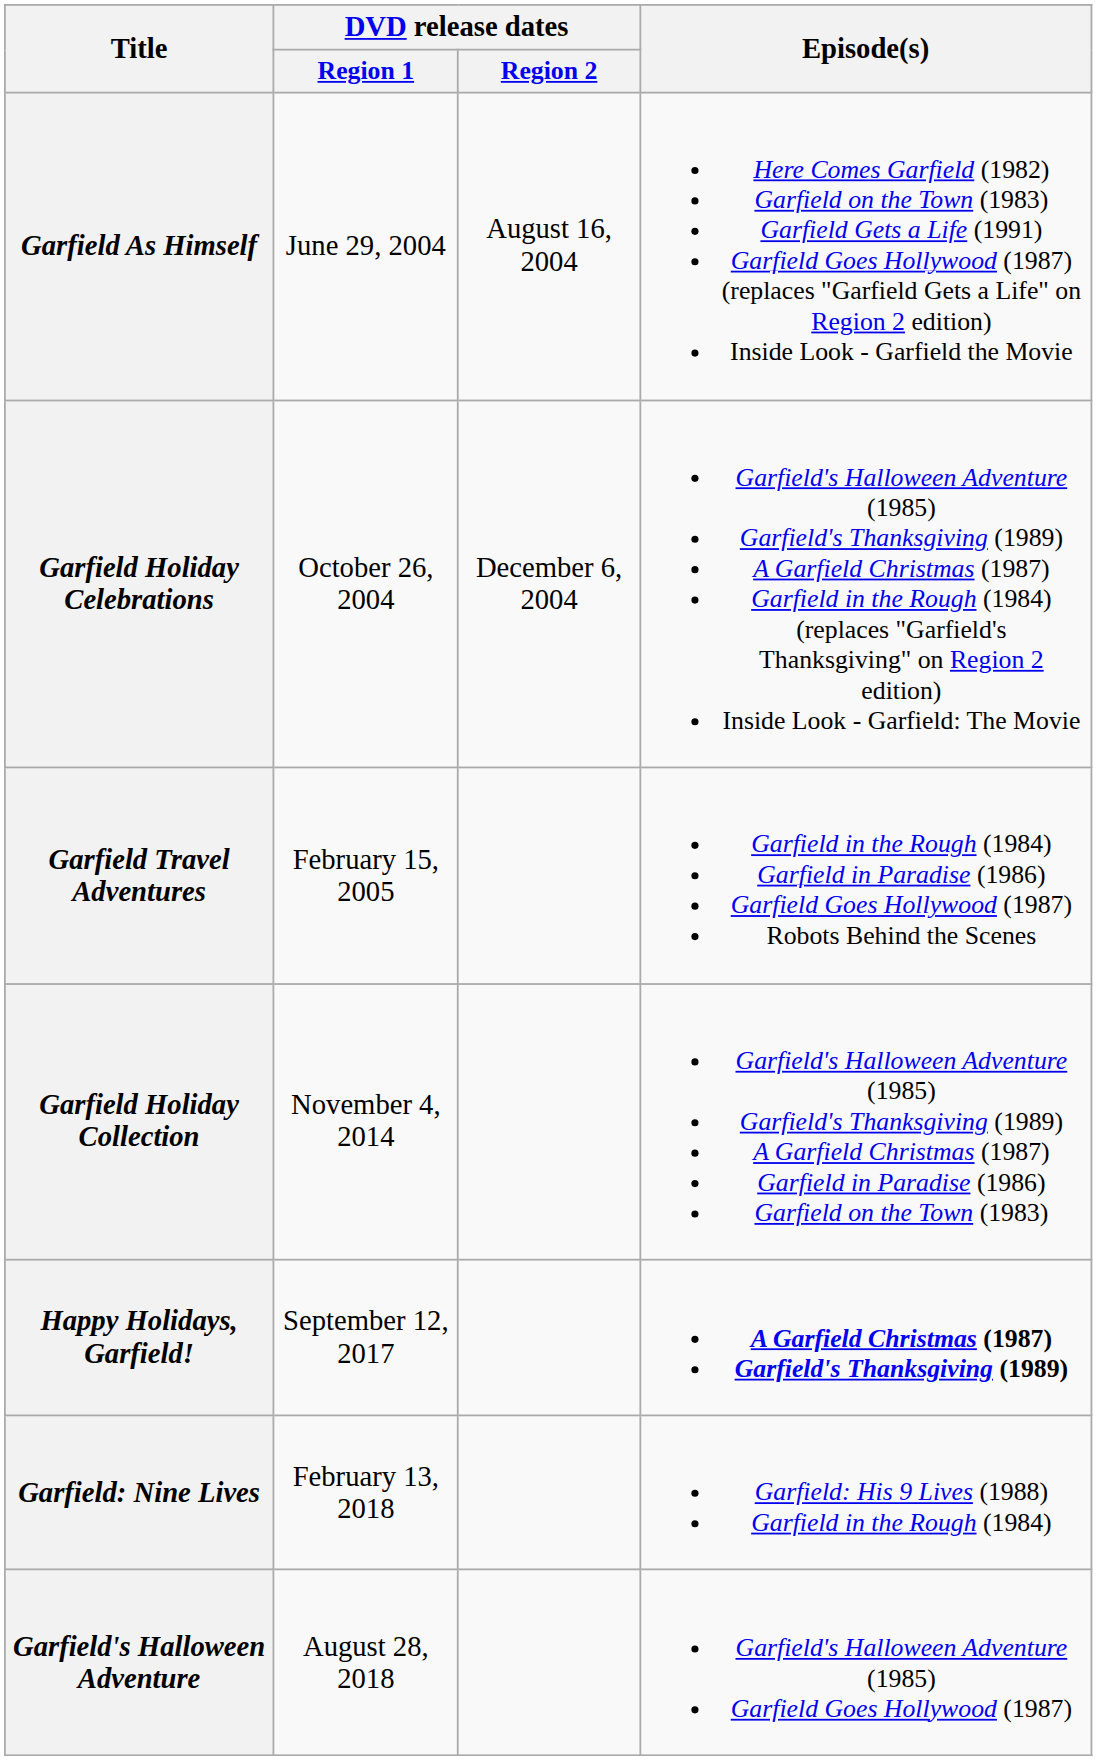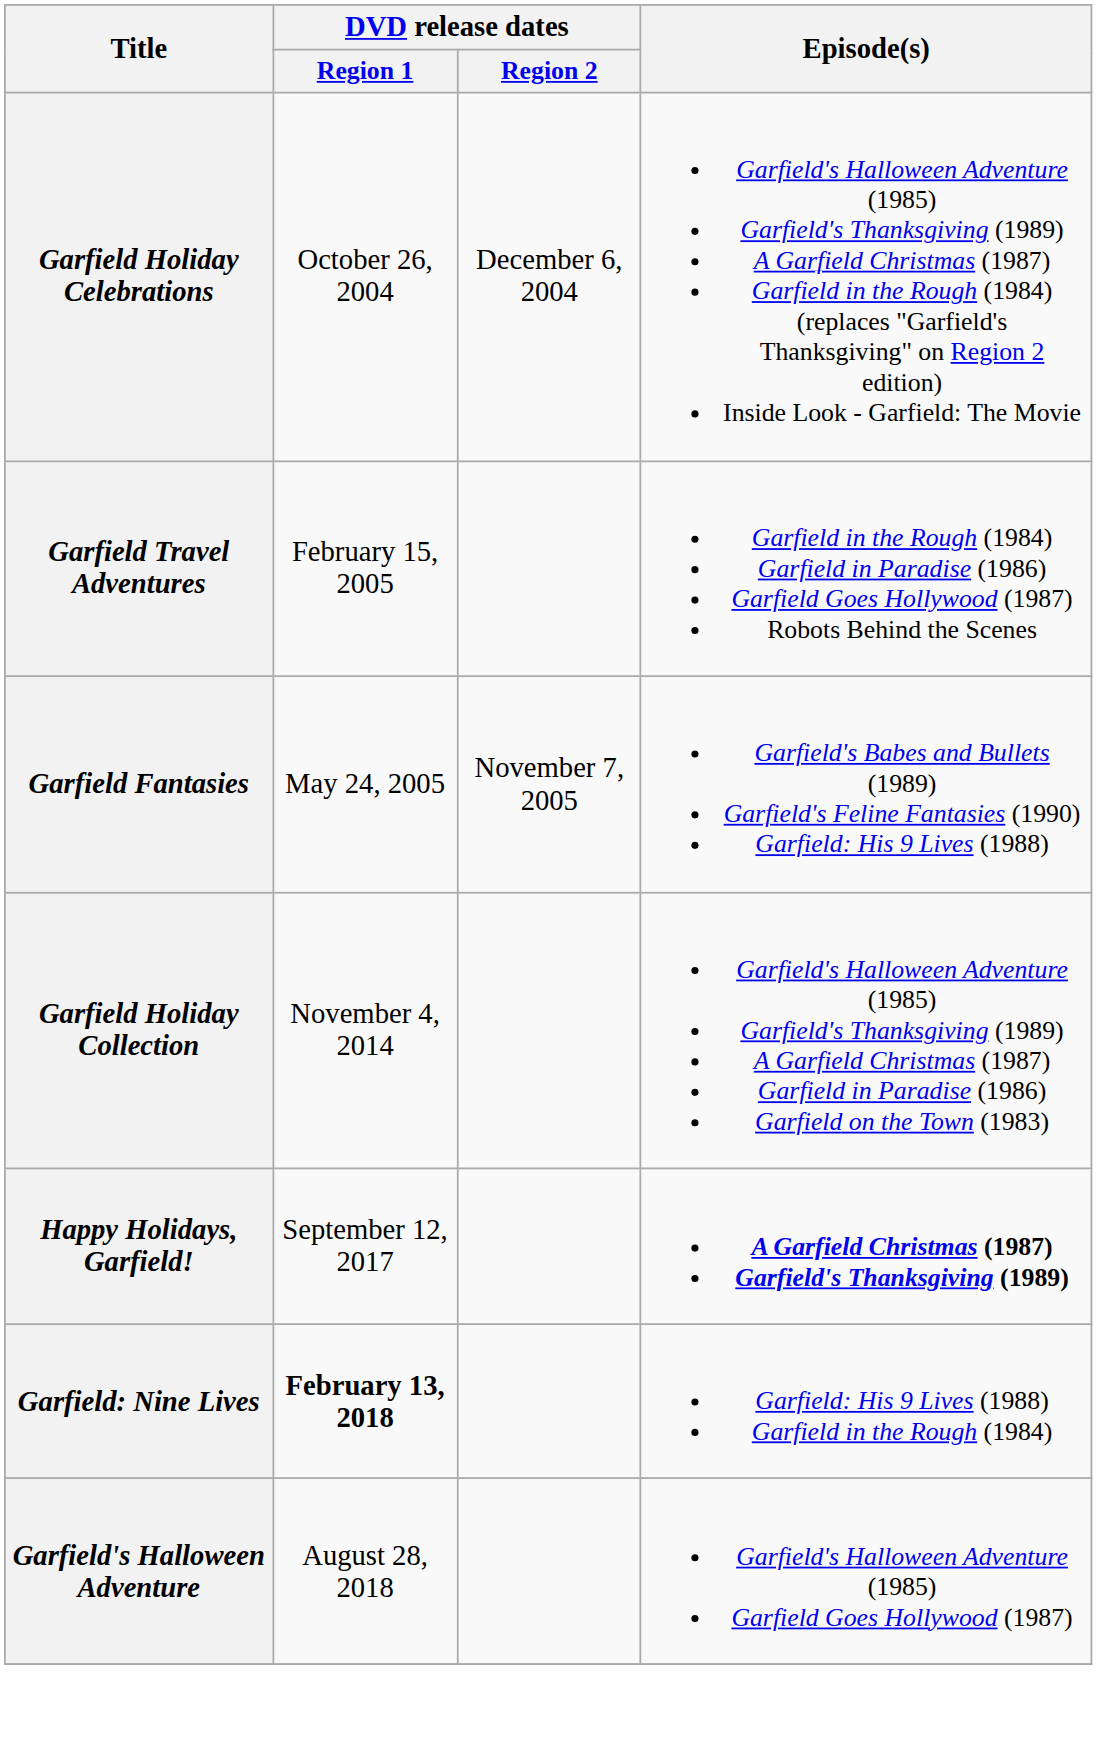- row: (139, 245)
+ row: (139, 783)
(366, 1492) normal -> (365, 1400) bold
